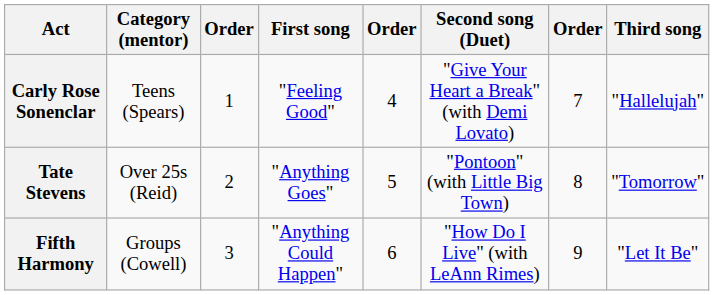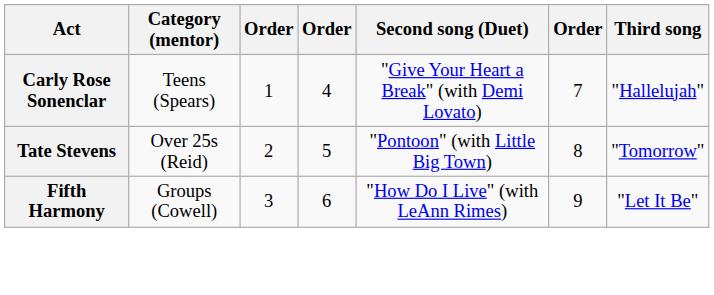- column: (310, 29)
